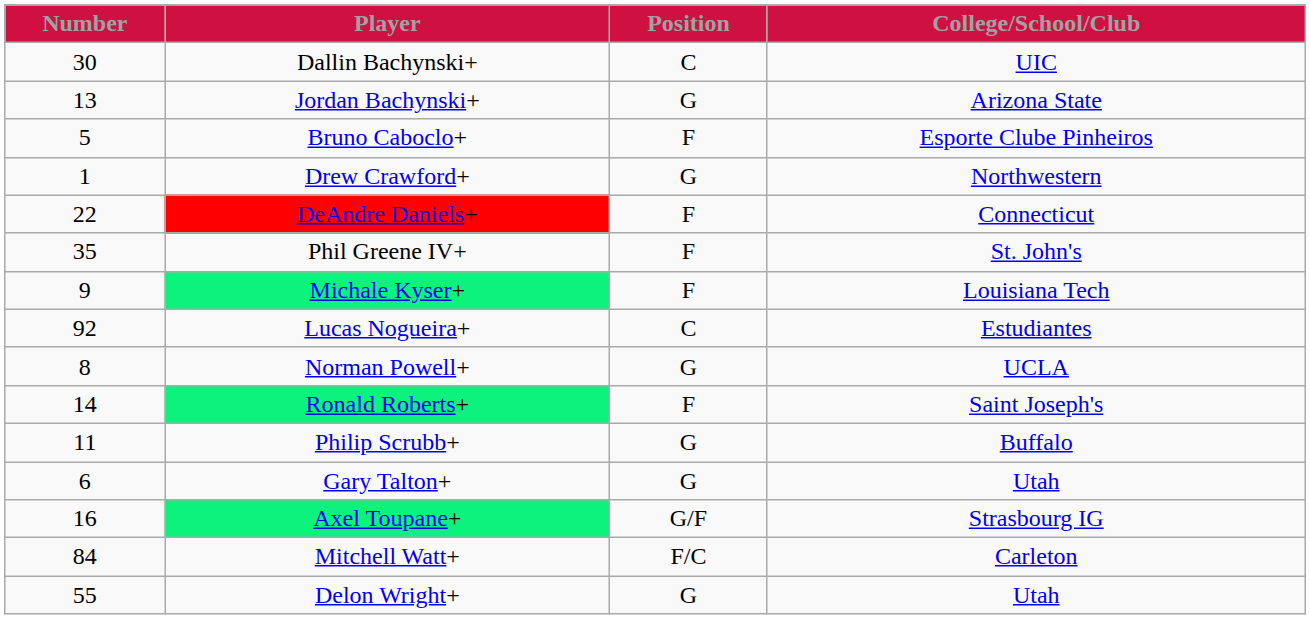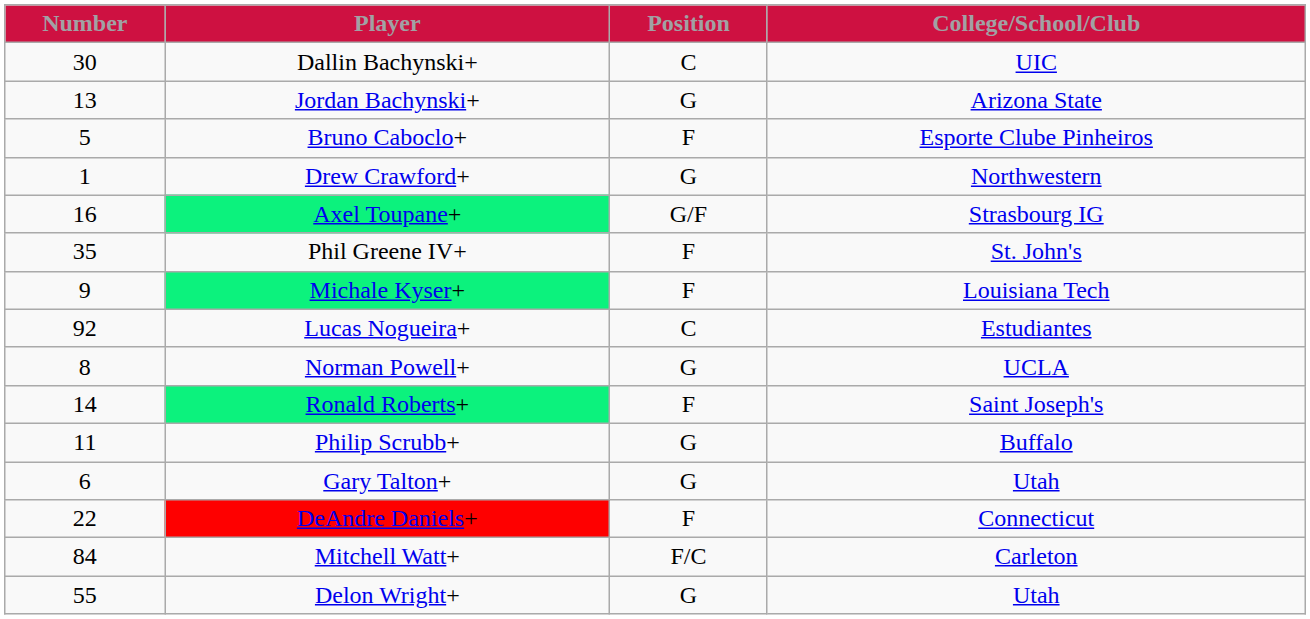rows swapped: (387, 213) <-> (387, 518)
